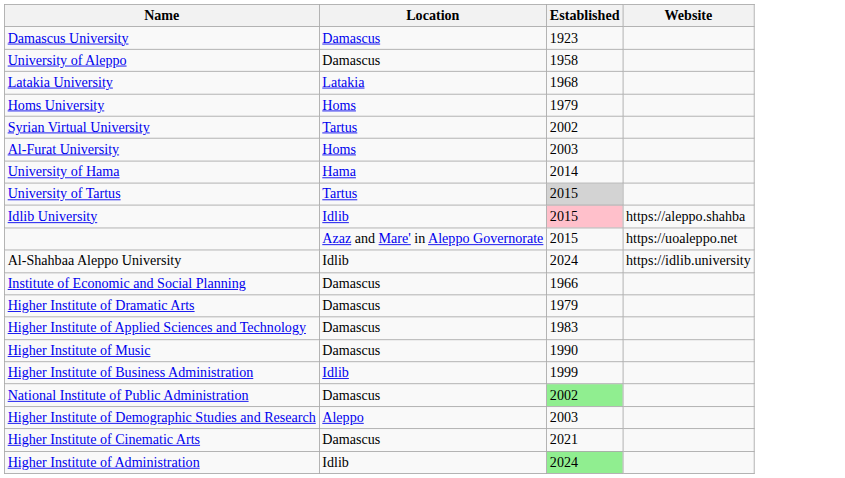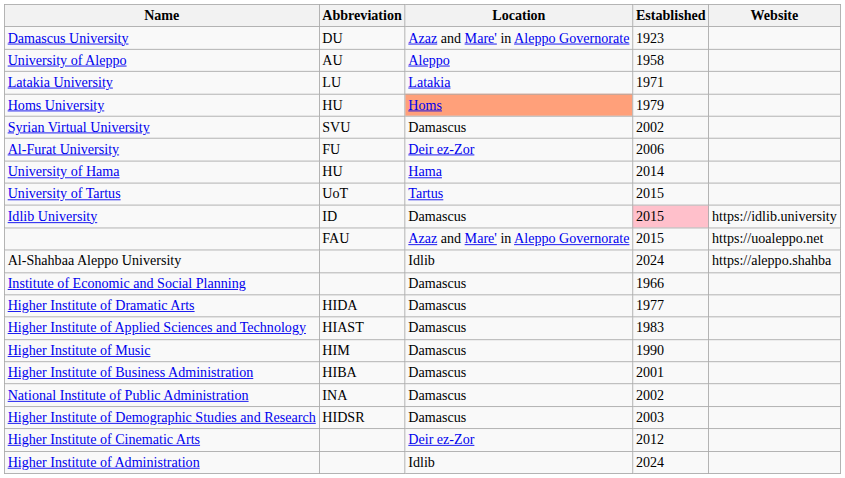+ column: (362, 15)
(351, 37) Damascus -> (519, 37) Azaz and Mare' in Aleppo Governorate
(351, 60) Damascus -> (429, 60) Aleppo
(564, 82) 1968 -> (650, 82) 1971
(339, 104) no background -> (425, 104) lightsalmon background
(340, 127) Tartus -> (437, 127) Damascus
(339, 149) Homs -> (441, 149) Deir ez-Zor
(564, 149) 2003 -> (650, 149) 2006
(564, 194) lightgrey background -> (650, 194) no background
(336, 216) Idlib -> (437, 216) Damascus
(686, 216) https://aleppo.shahba -> (774, 216) https://idlib.university
(688, 261) https://idlib.university -> (772, 261) https://aleppo.shahba
(564, 305) 1979 -> (650, 305) 1977
(336, 372) Idlib -> (437, 372) Damascus
(564, 372) 1999 -> (650, 372) 2001
(564, 395) lightgreen background -> (650, 395) no background
(343, 417) Aleppo -> (437, 417) Damascus
(351, 439) Damascus -> (441, 439) Deir ez-Zor
(564, 439) 2021 -> (650, 439) 2012
(564, 462) lightgreen background -> (650, 462) no background
